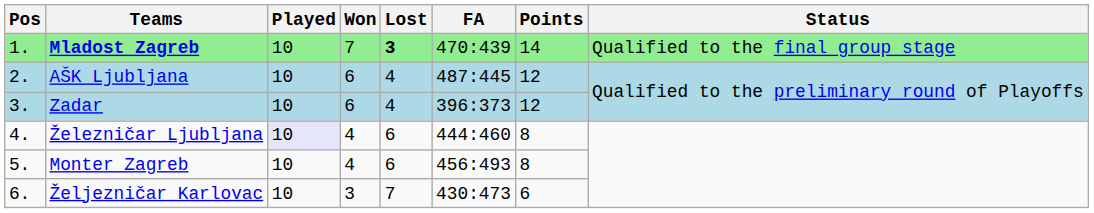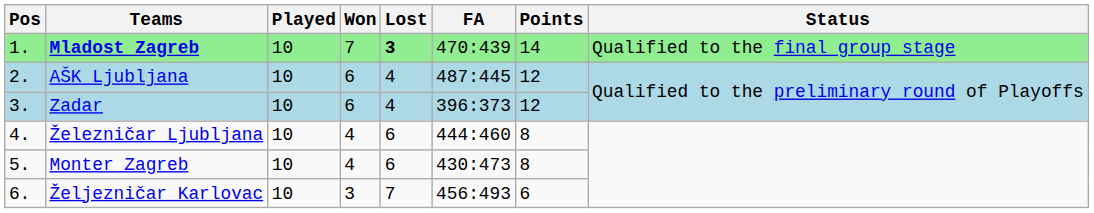(282, 135) lavender background -> (282, 135) no background
(474, 164) 456:493 -> (474, 164) 430:473
(474, 193) 430:473 -> (474, 193) 456:493
